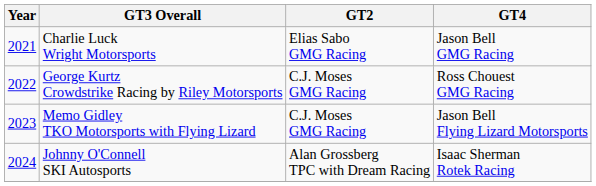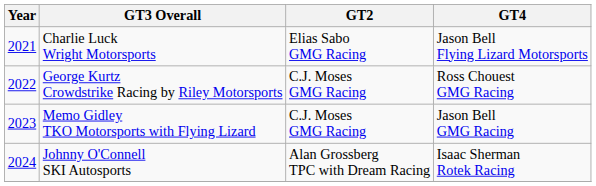(475, 46) Jason Bell GMG Racing -> (512, 46) Jason Bell Flying Lizard Motorsports
(512, 123) Jason Bell Flying Lizard Motorsports -> (475, 123) Jason Bell GMG Racing
